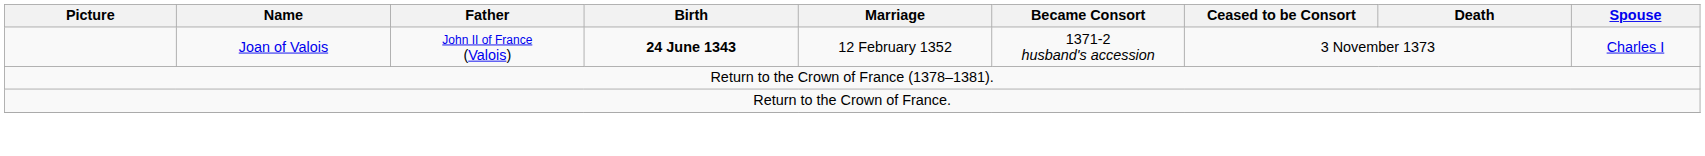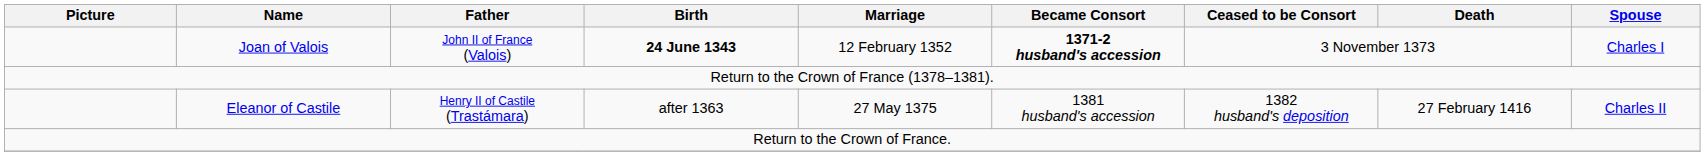(1088, 46) normal -> (1088, 46) bold
+ row: (283, 108)
